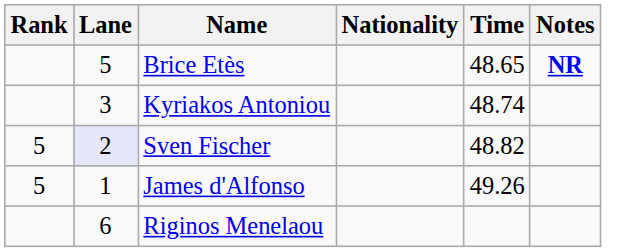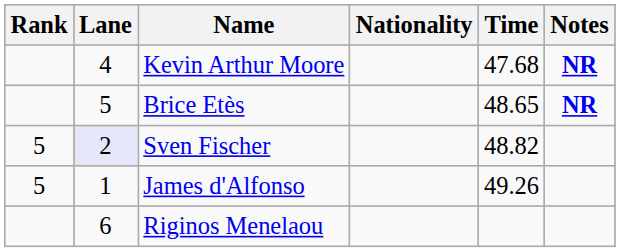+ row: (244, 65)
- row: (237, 105)
